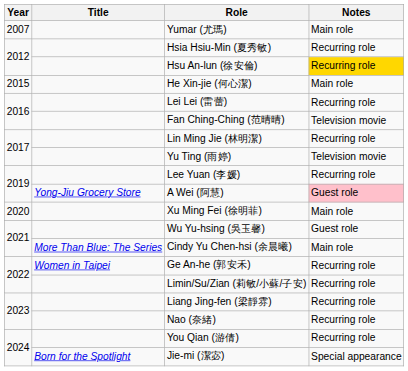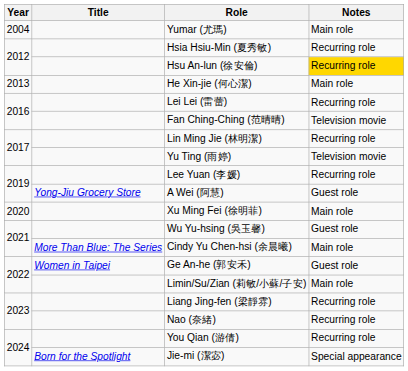(18, 29) 2007 -> (18, 29) 2004
(18, 84) 2015 -> (18, 84) 2013
(335, 193) pink background -> (335, 193) no background
(343, 265) Recurring role -> (335, 265) Guest role
(343, 284) Recurring role -> (332, 284) Main role
